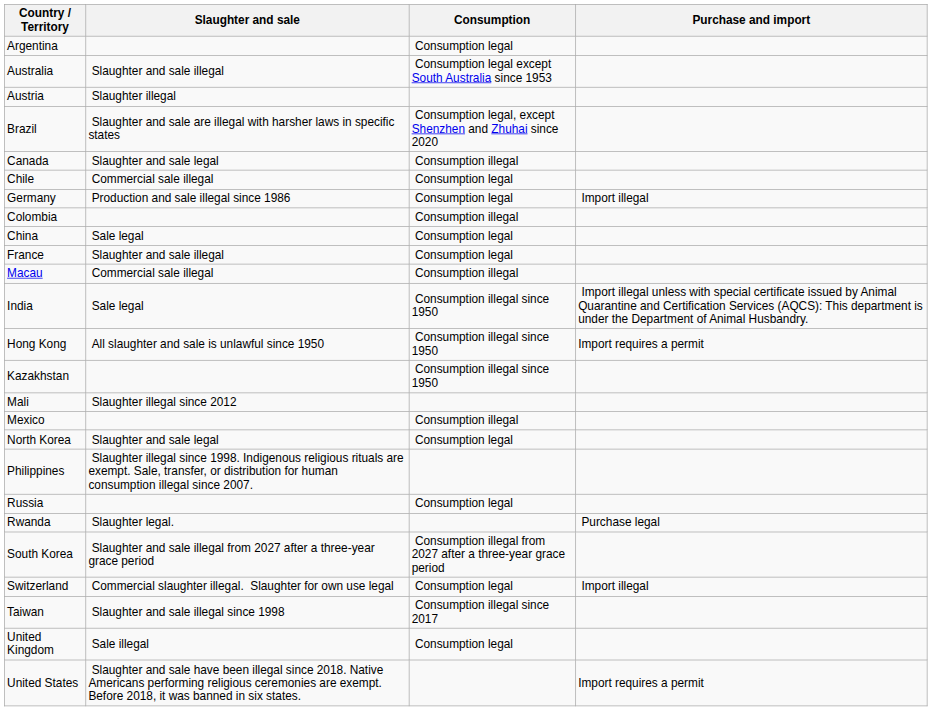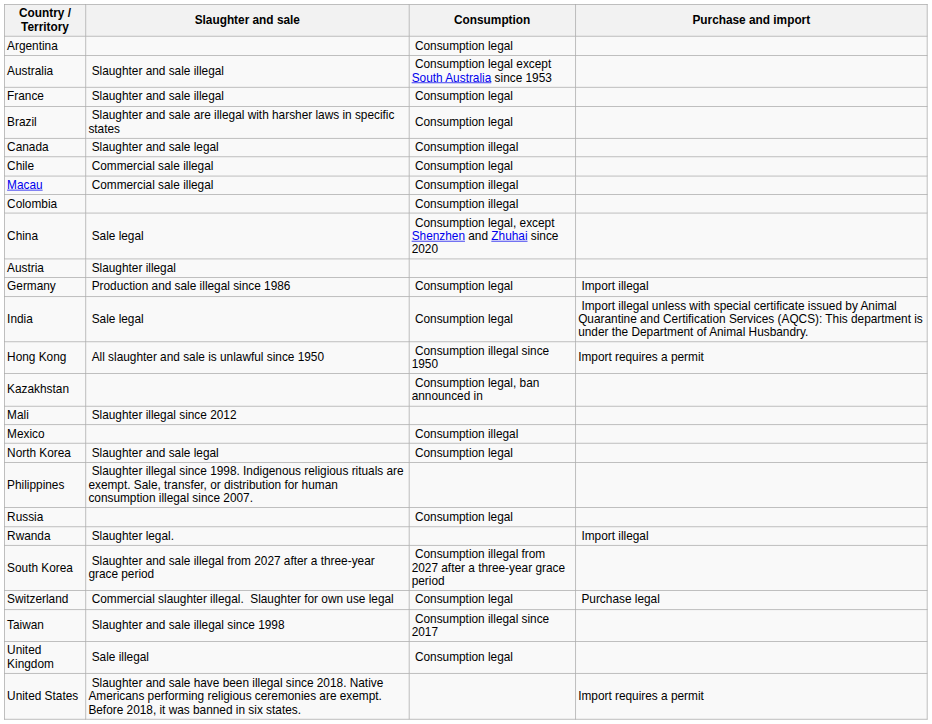rows swapped: (26, 96) <-> (26, 254)
(485, 128) Consumption legal, except Shenzhen and Zhuhai since 2020 -> (462, 122) Consumption legal
rows swapped: (25, 273) <-> (31, 198)
(462, 236) Consumption legal -> (485, 236) Consumption legal, except Shenzhen and Zhuhai since 2020
(480, 305) Consumption illegal since 1950 -> (462, 319) Consumption legal
(480, 376) Consumption illegal since 1950 -> (475, 389) Consumption legal, ban announced in
(619, 522) Purchase legal -> (613, 535) Import illegal
(613, 586) Import illegal -> (619, 600) Purchase legal
